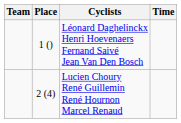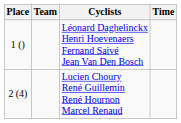columns swapped: (46, 12) <-> (18, 12)
